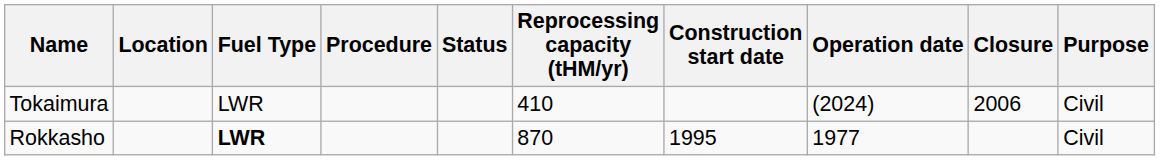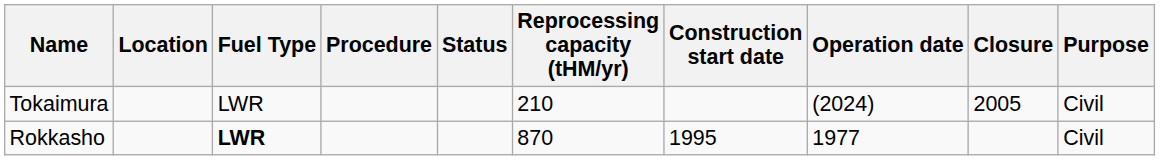(535, 103) 410 -> (535, 103) 210
(997, 103) 2006 -> (997, 103) 2005
